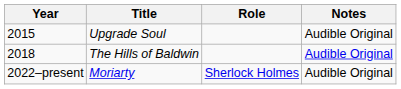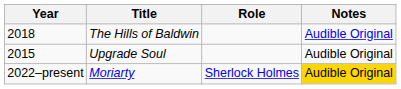rows swapped: (144, 53) <-> (128, 34)
(349, 73) no background -> (349, 73) gold background
